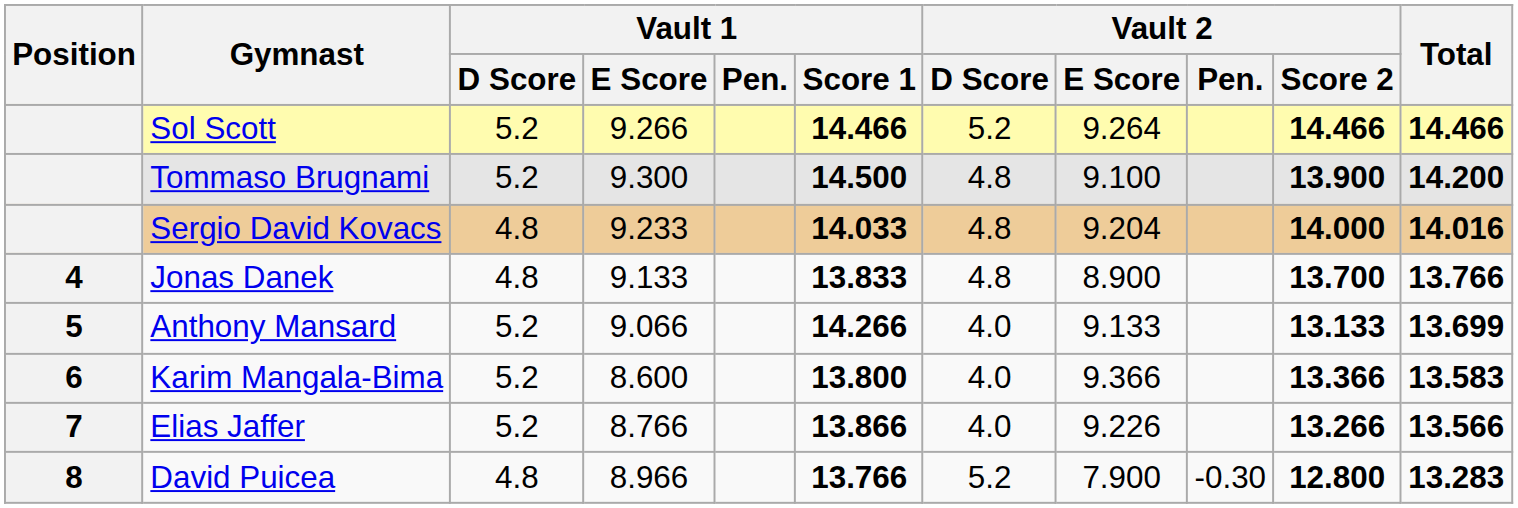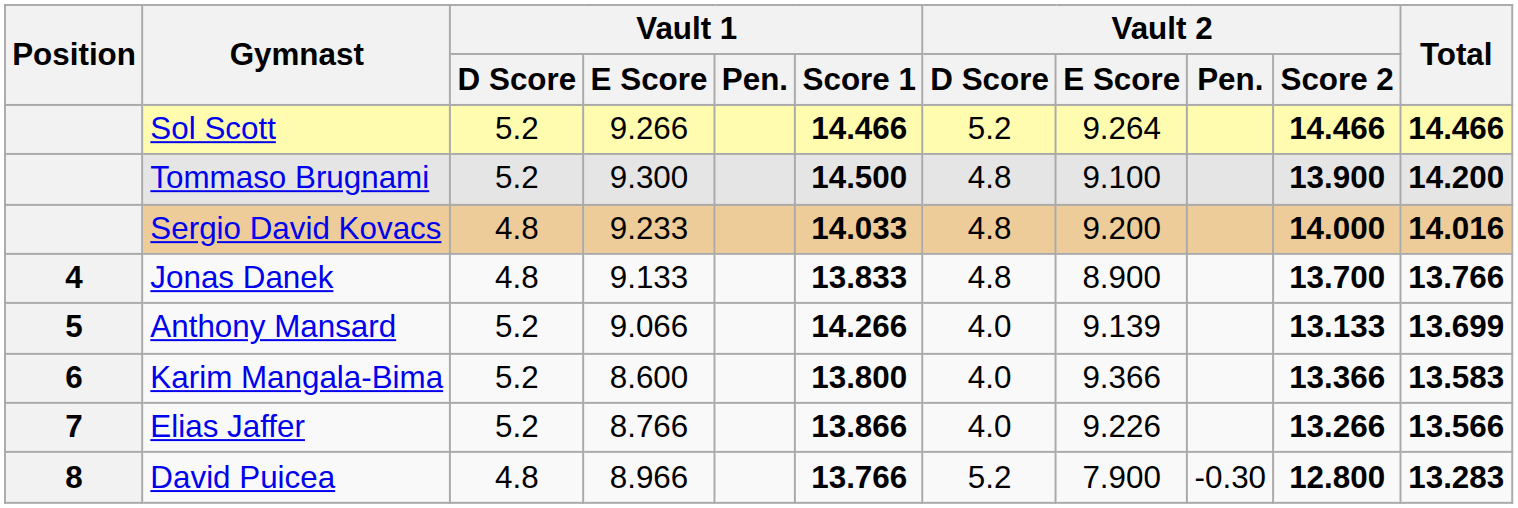(1122, 228) 9.204 -> (1122, 228) 9.200
(1122, 327) 9.133 -> (1122, 327) 9.139
